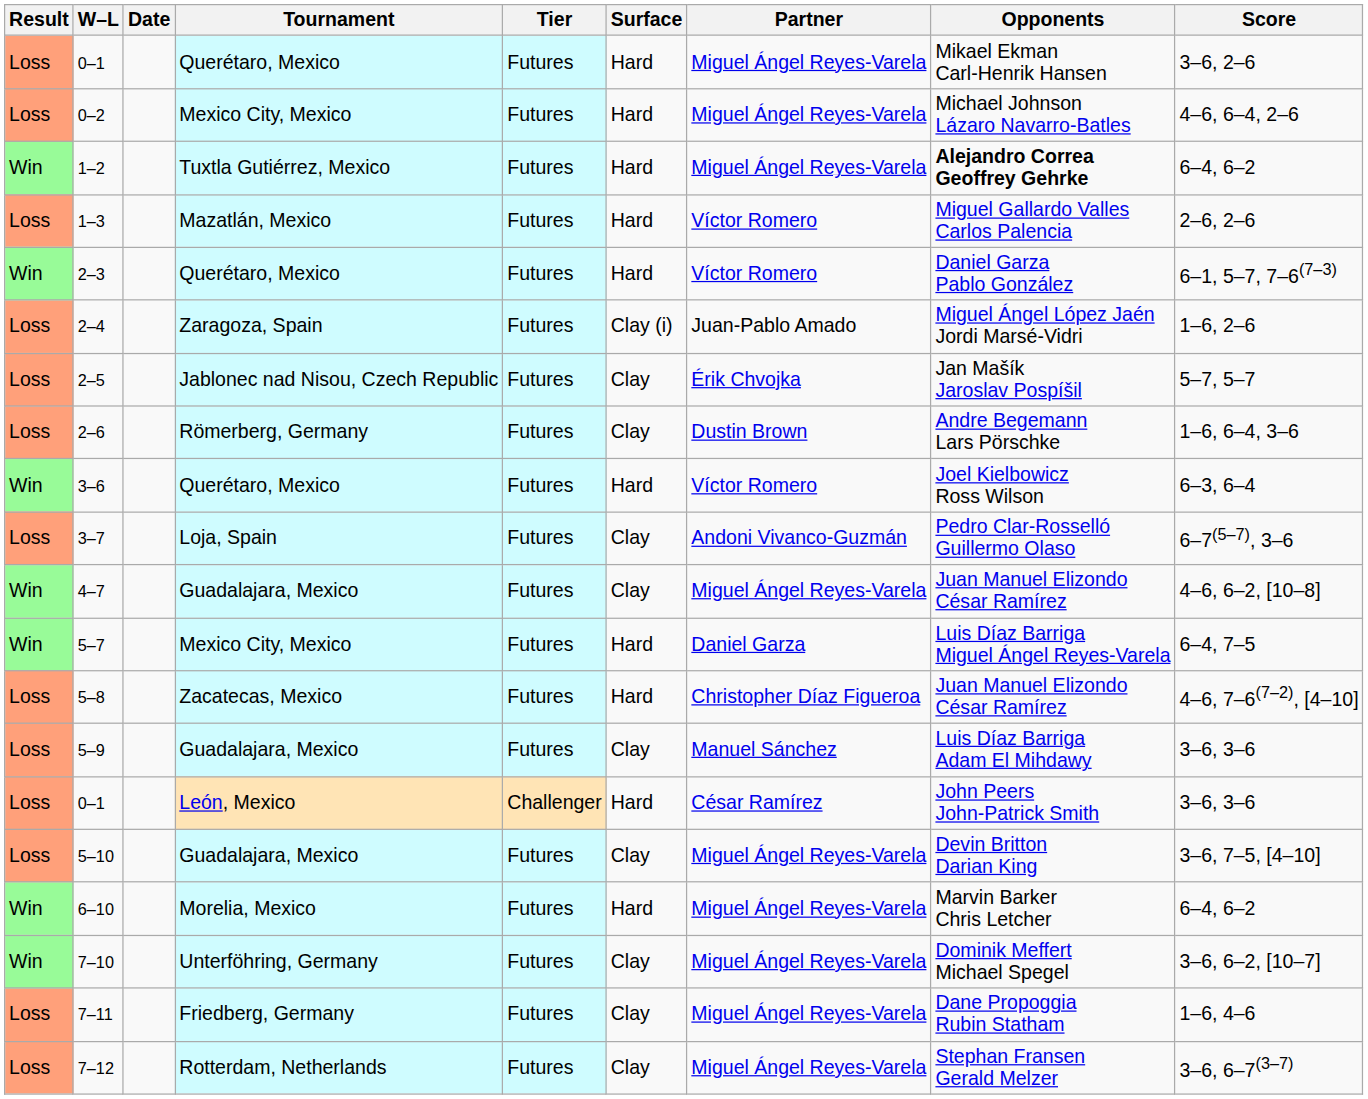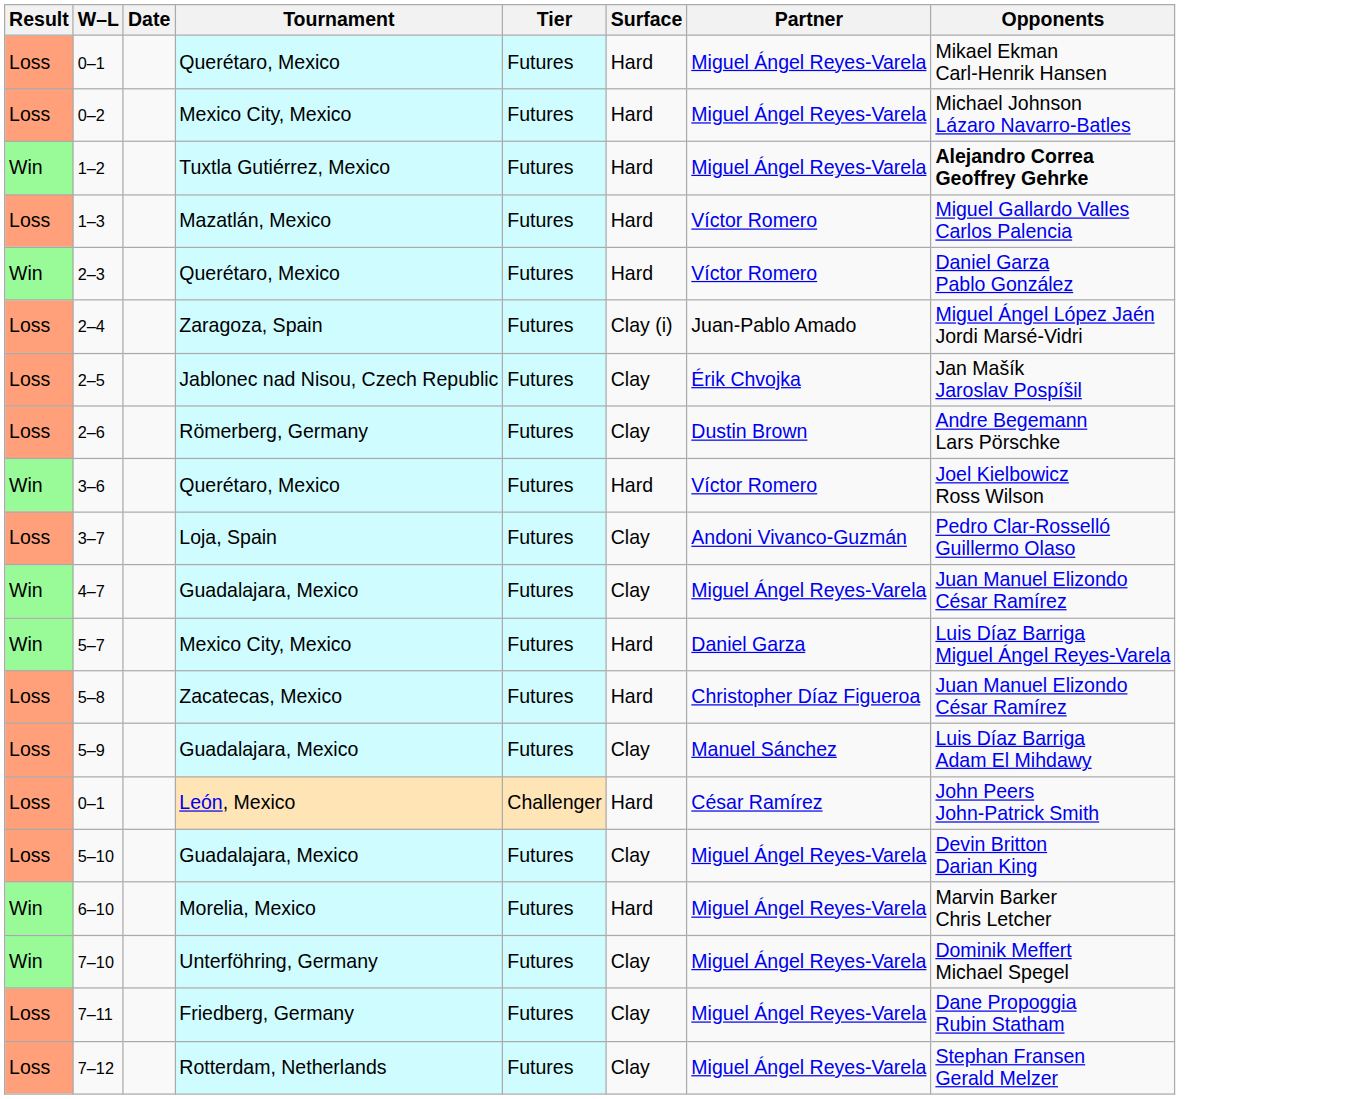- column: (1269, 19)
